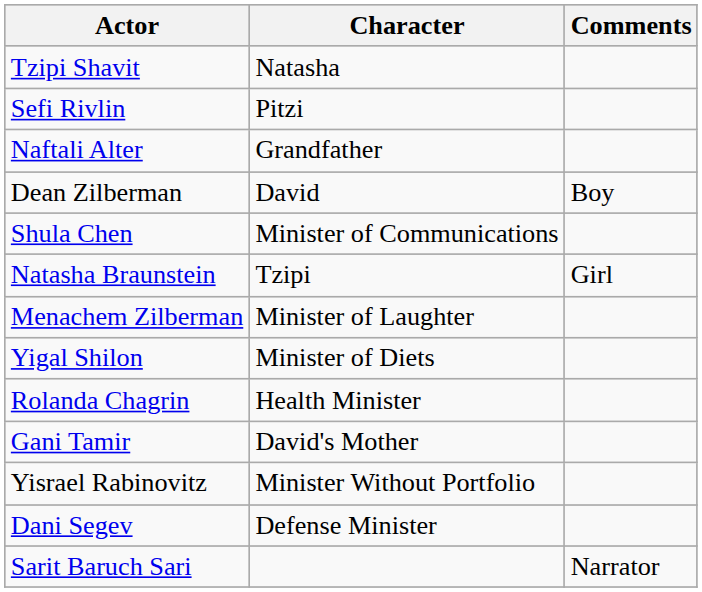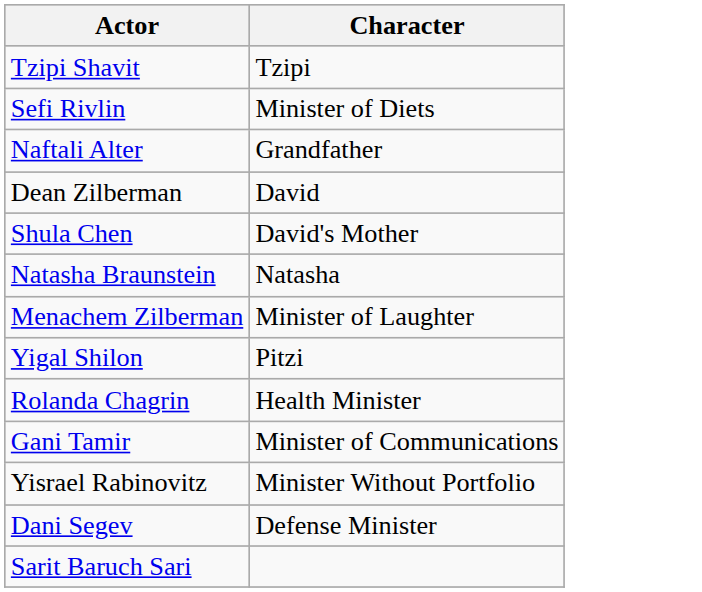- column: (631, 25)
(298, 66) Natasha -> (283, 66) Tzipi
(279, 108) Pitzi -> (345, 108) Minister of Diets
(407, 233) Minister of Communications -> (337, 233) David's Mother
(283, 274) Tzipi -> (298, 274) Natasha
(345, 358) Minister of Diets -> (279, 358) Pitzi
(337, 441) David's Mother -> (407, 441) Minister of Communications
